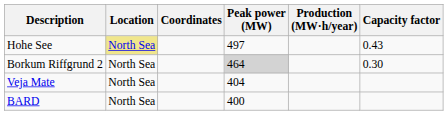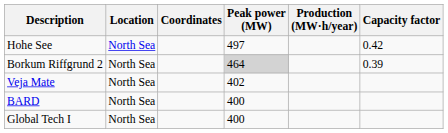(132, 45) khaki background -> (132, 45) no background
(373, 45) 0.43 -> (373, 45) 0.42
(373, 63) 0.30 -> (373, 63) 0.39
(236, 82) 404 -> (236, 82) 402
+ row: (39, 119)
